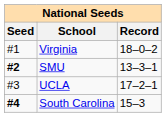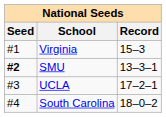(139, 49) 18–0–2 -> (132, 49) 15–3
(13, 103) bold -> (13, 103) normal
(132, 103) 15–3 -> (139, 103) 18–0–2
